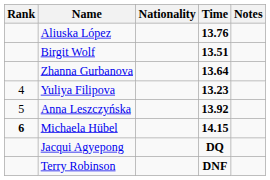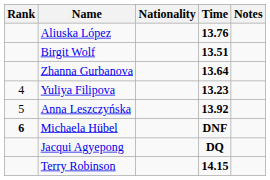(215, 128) 14.15 -> (215, 128) DNF
(215, 166) DNF -> (215, 166) 14.15
